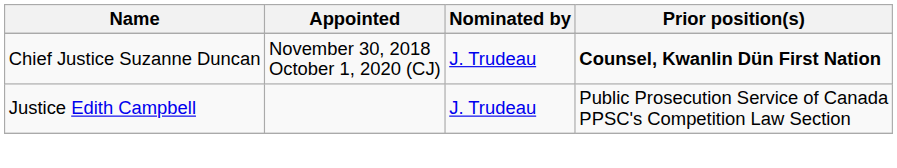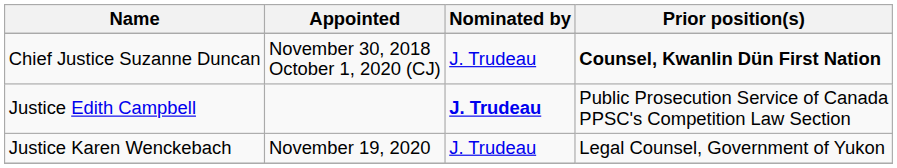(493, 108) normal -> (495, 108) bold
+ row: (120, 148)
